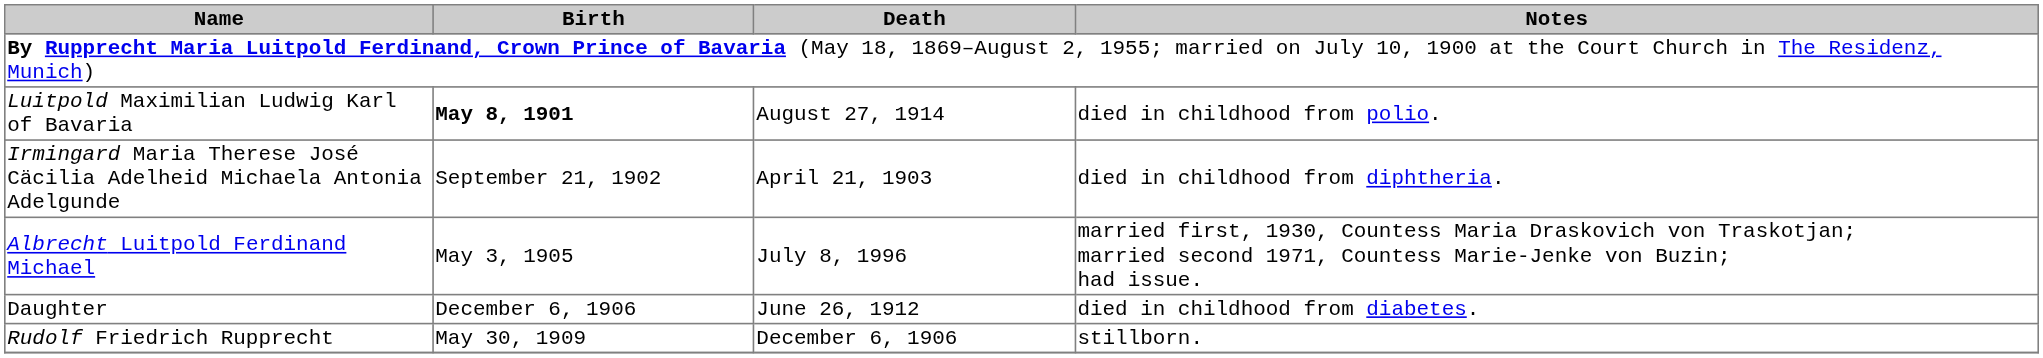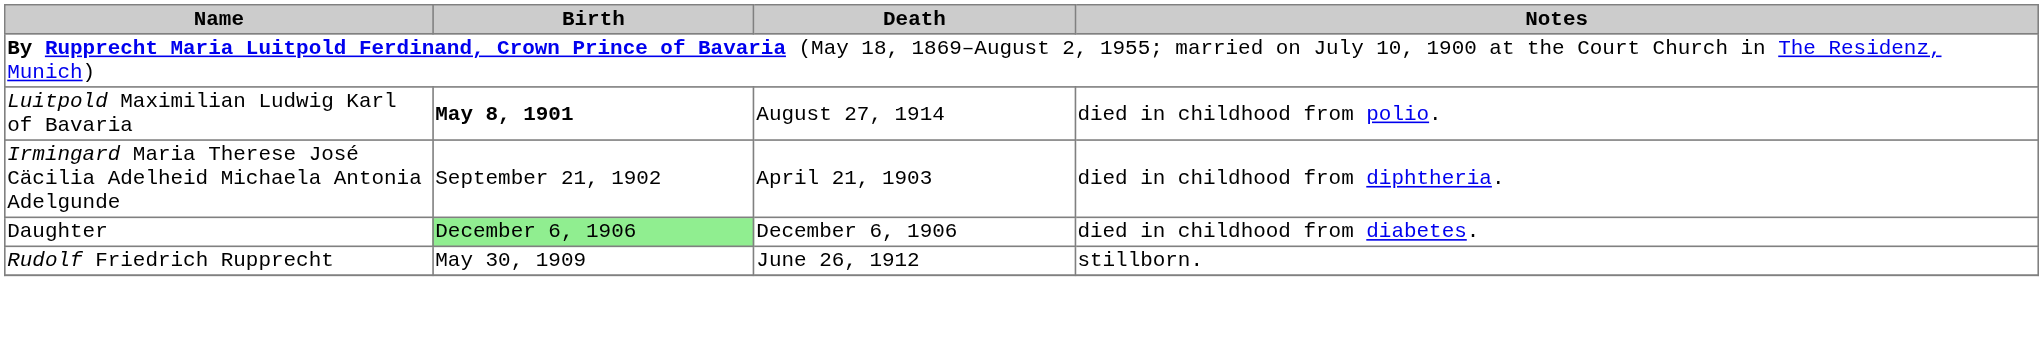- row: (177, 256)
(536, 309) no background -> (536, 232) lightgreen background
(838, 309) June 26, 1912 -> (857, 232) December 6, 1906
(857, 338) December 6, 1906 -> (838, 261) June 26, 1912
